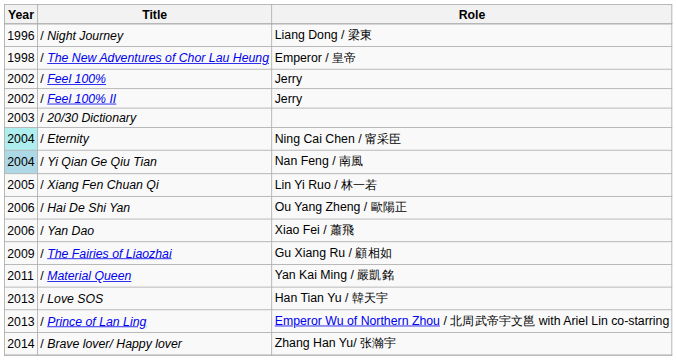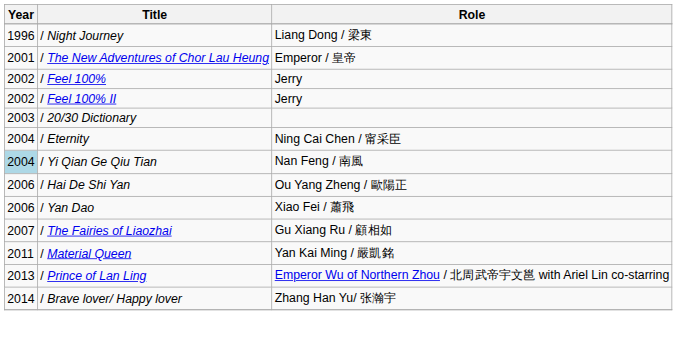(21, 58) 1998 -> (21, 58) 2001
(21, 139) paleturquoise background -> (21, 139) no background
- row: (100, 185)
(21, 253) 2009 -> (21, 230) 2007
- row: (72, 298)
